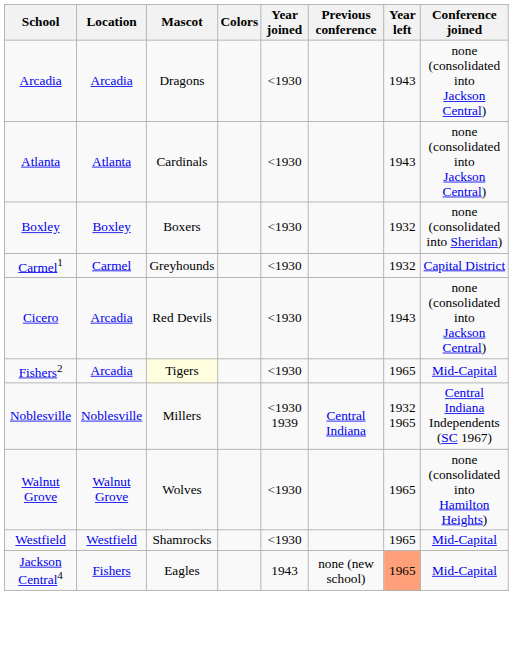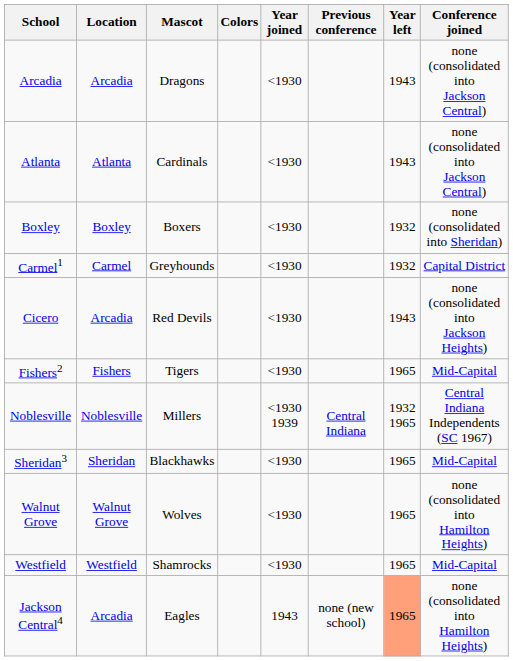(464, 318) none (consolidated into Jackson Central) -> (464, 318) none (consolidated into Jackson Heights)
(112, 370) Arcadia -> (112, 370) Fishers
(182, 370) lightyellow background -> (182, 370) no background
+ row: (41, 461)
(112, 570) Fishers -> (112, 616) Arcadia
(464, 570) Mid-Capital -> (464, 616) none (consolidated into Hamilton Heights)
